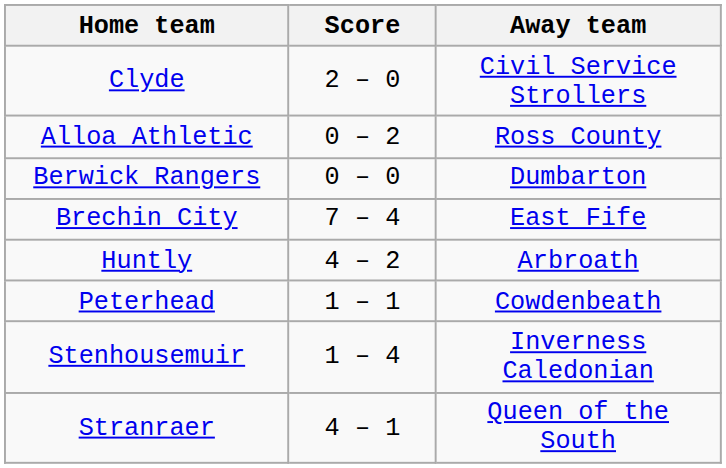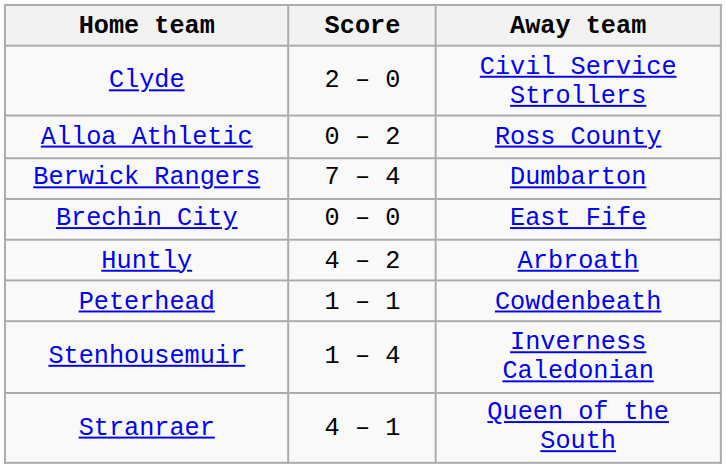(362, 178) 0 – 0 -> (362, 178) 7 – 4
(362, 219) 7 – 4 -> (362, 219) 0 – 0
